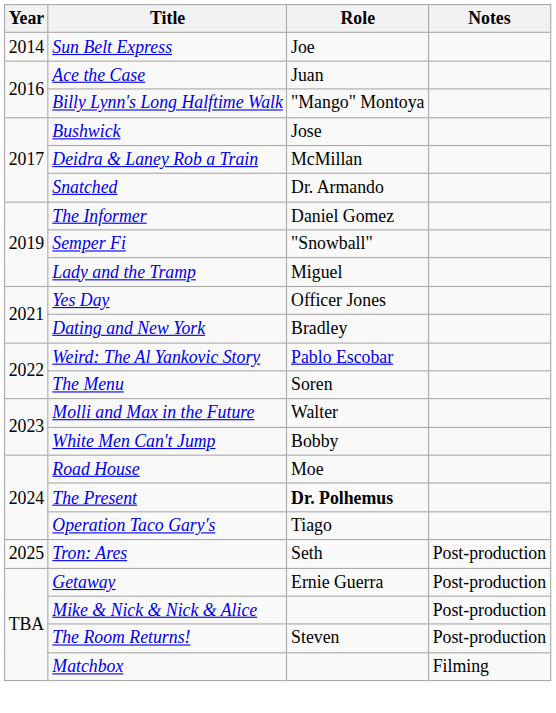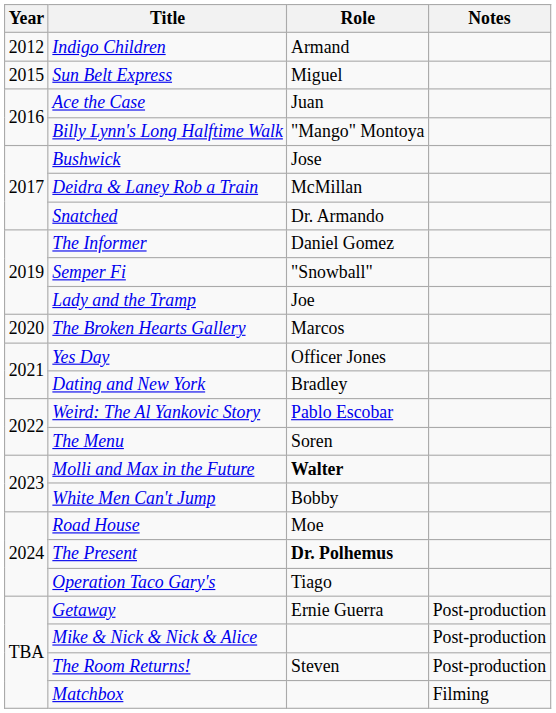+ row: (109, 46)
(26, 46) 2014 -> (26, 74) 2015
(303, 46) Joe -> (317, 74) Miguel
(317, 272) Miguel -> (303, 300) Joe
+ row: (149, 328)
(315, 412) normal -> (317, 469) bold
- row: (90, 553)
